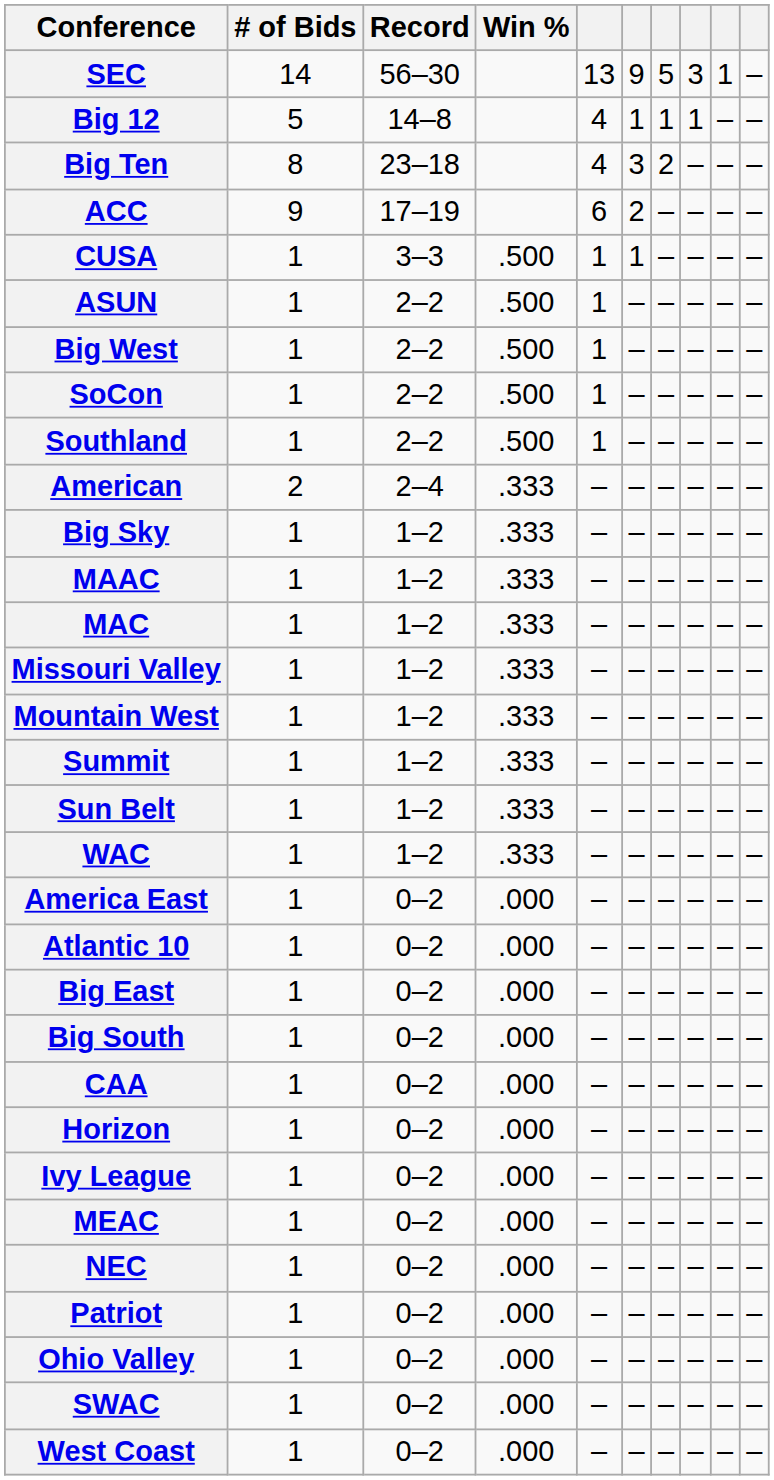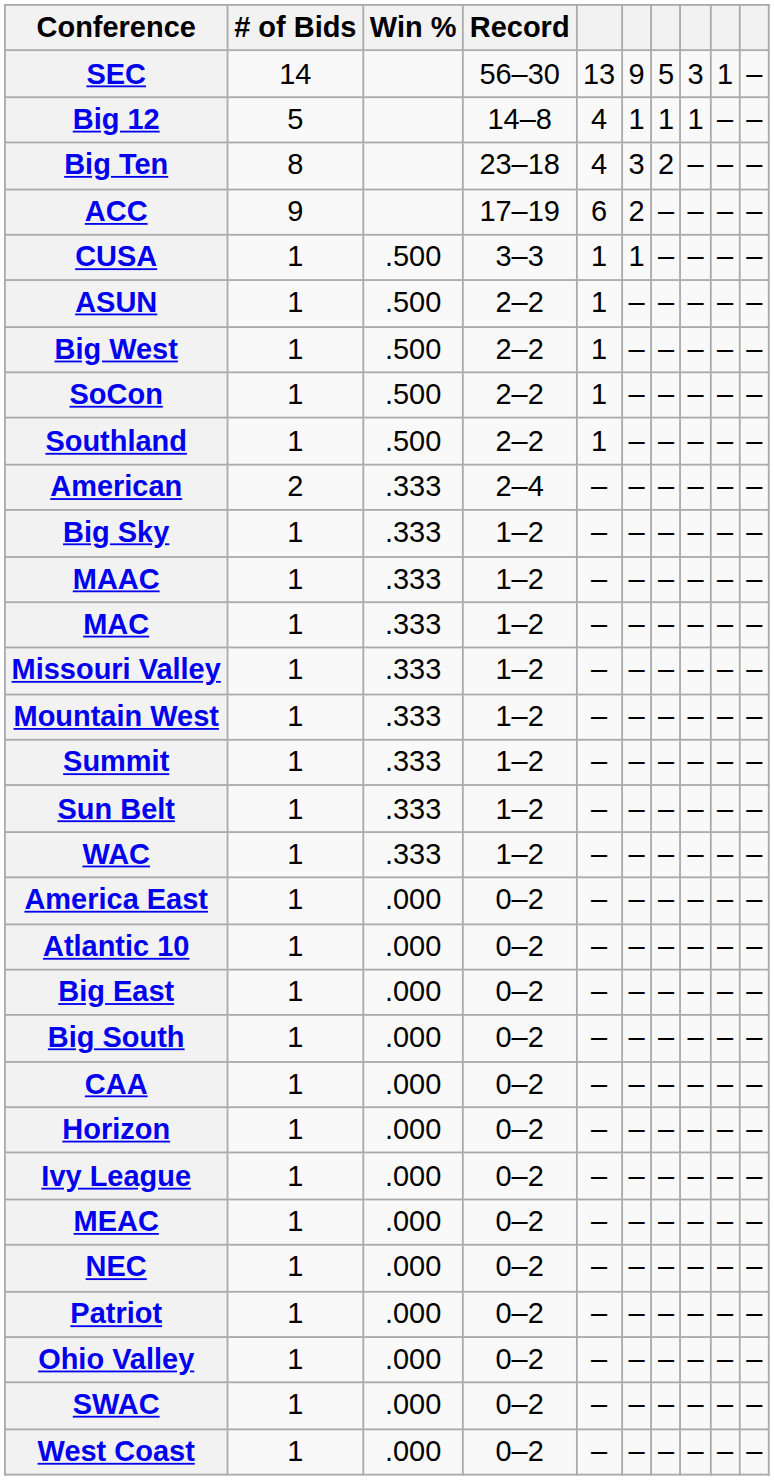columns swapped: (420, 27) <-> (526, 27)
